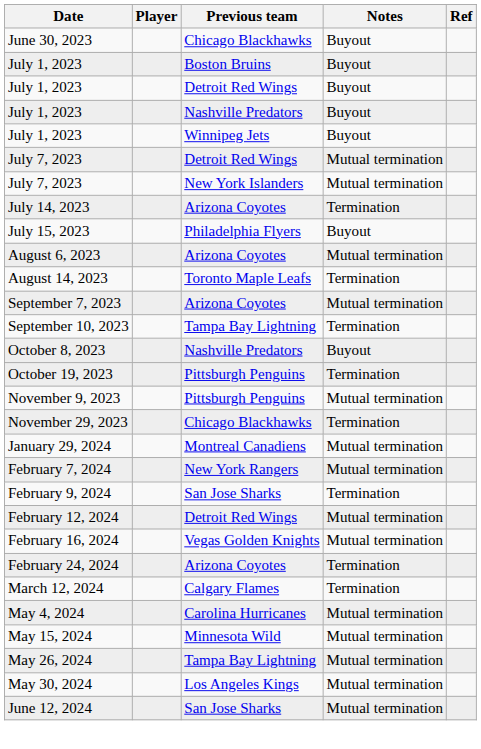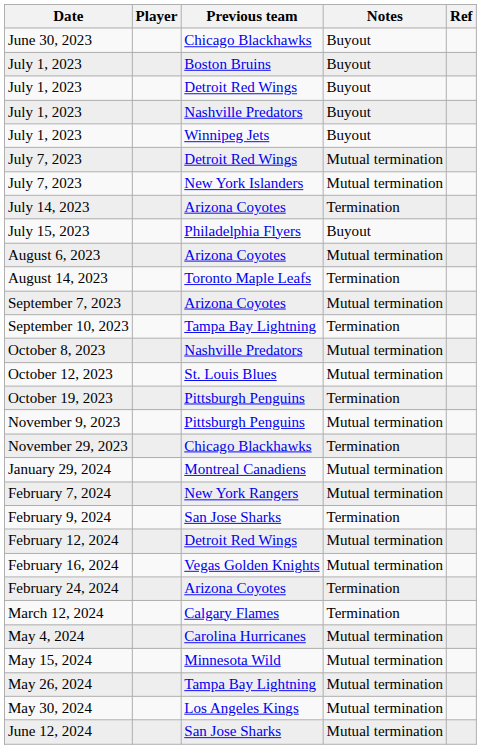(349, 350) Buyout -> (385, 350) Mutual termination
+ row: (60, 374)
